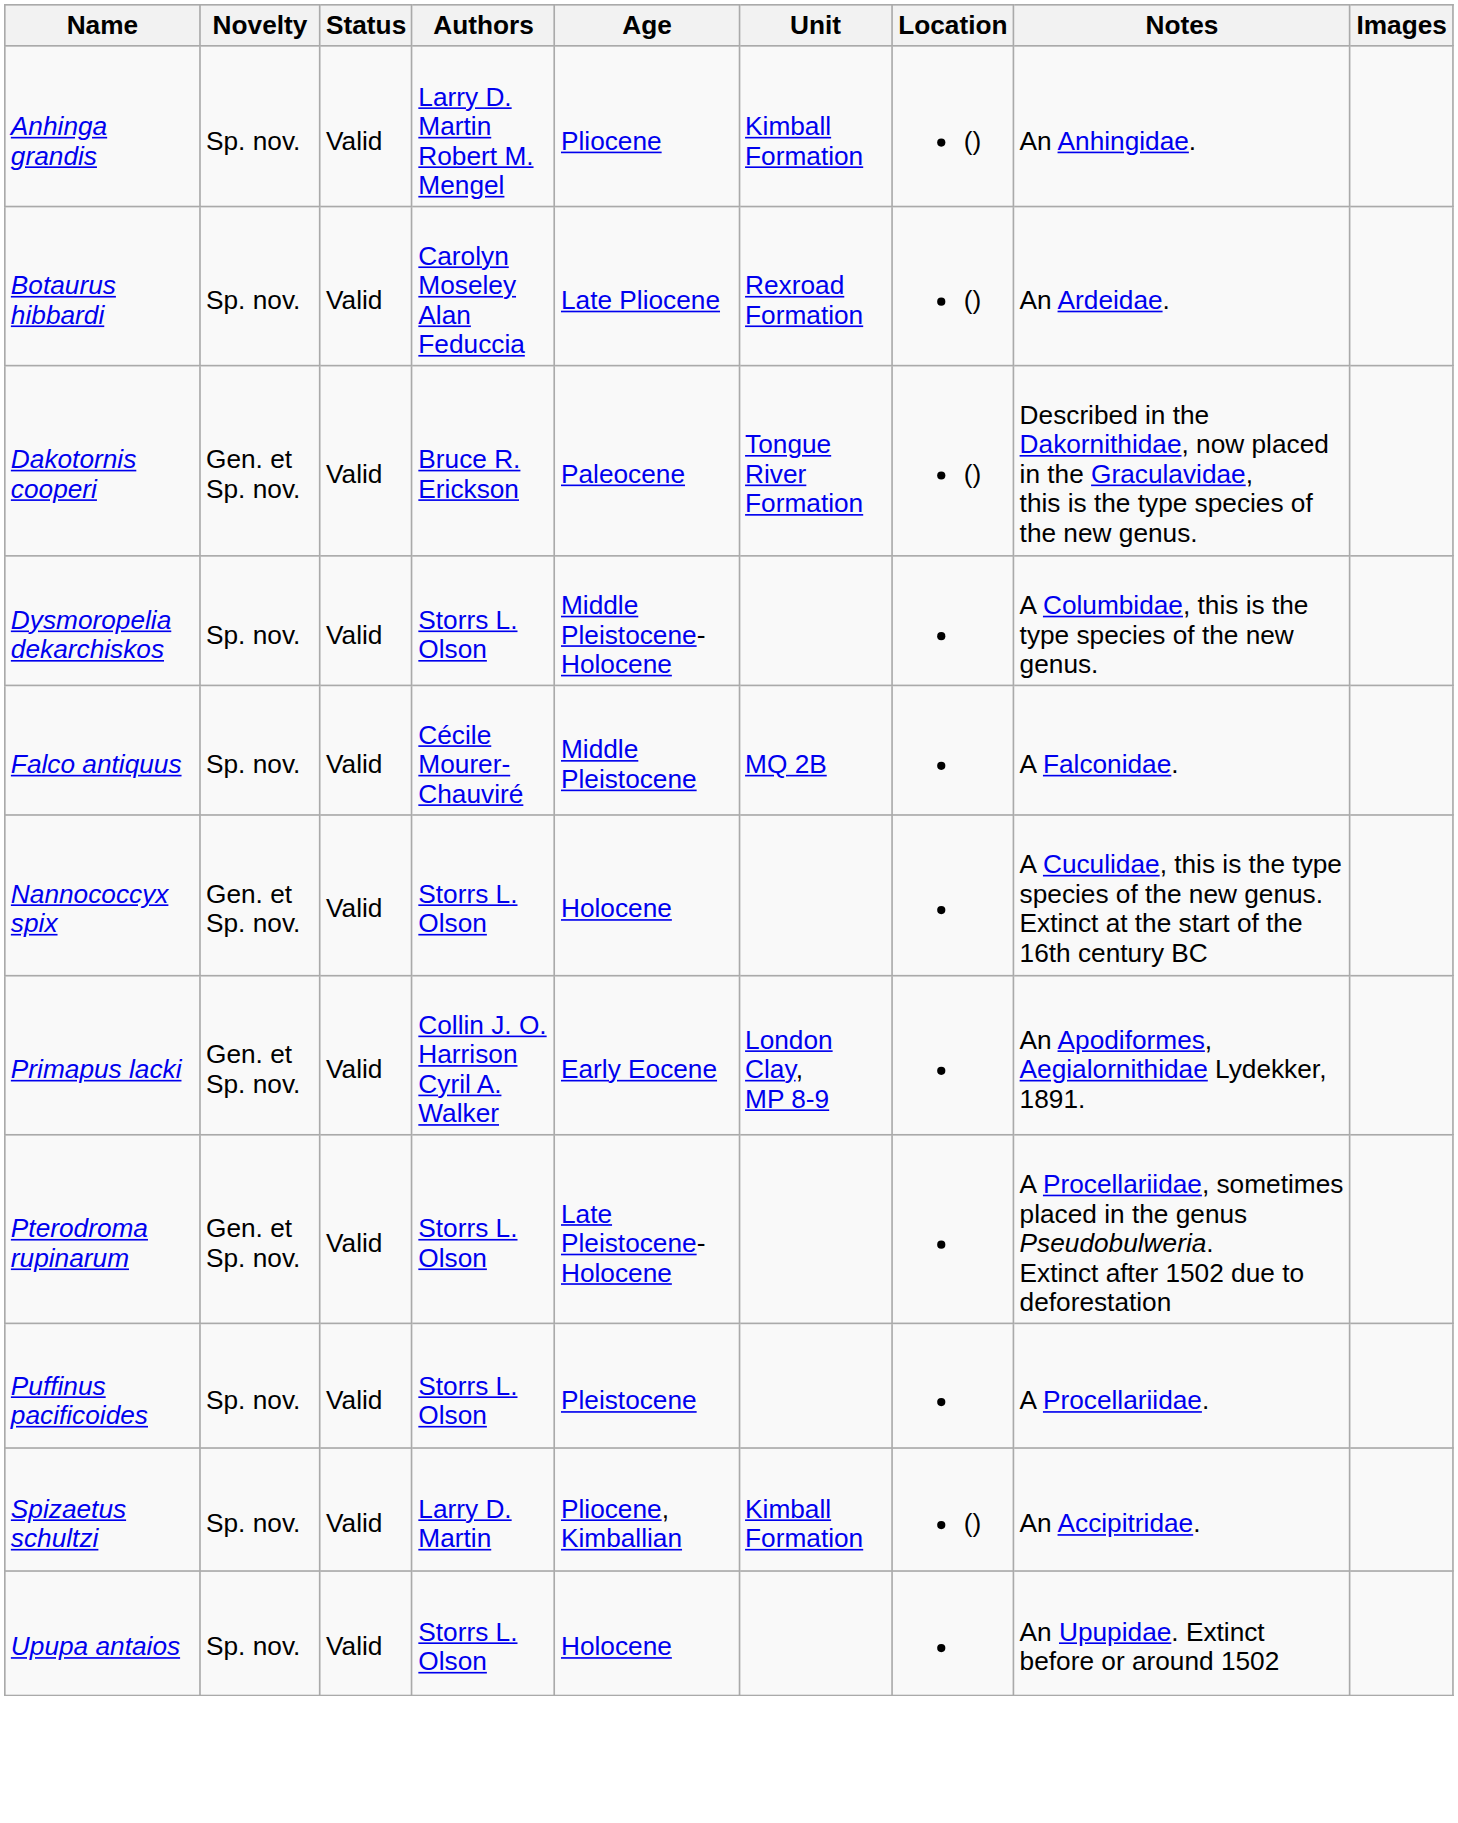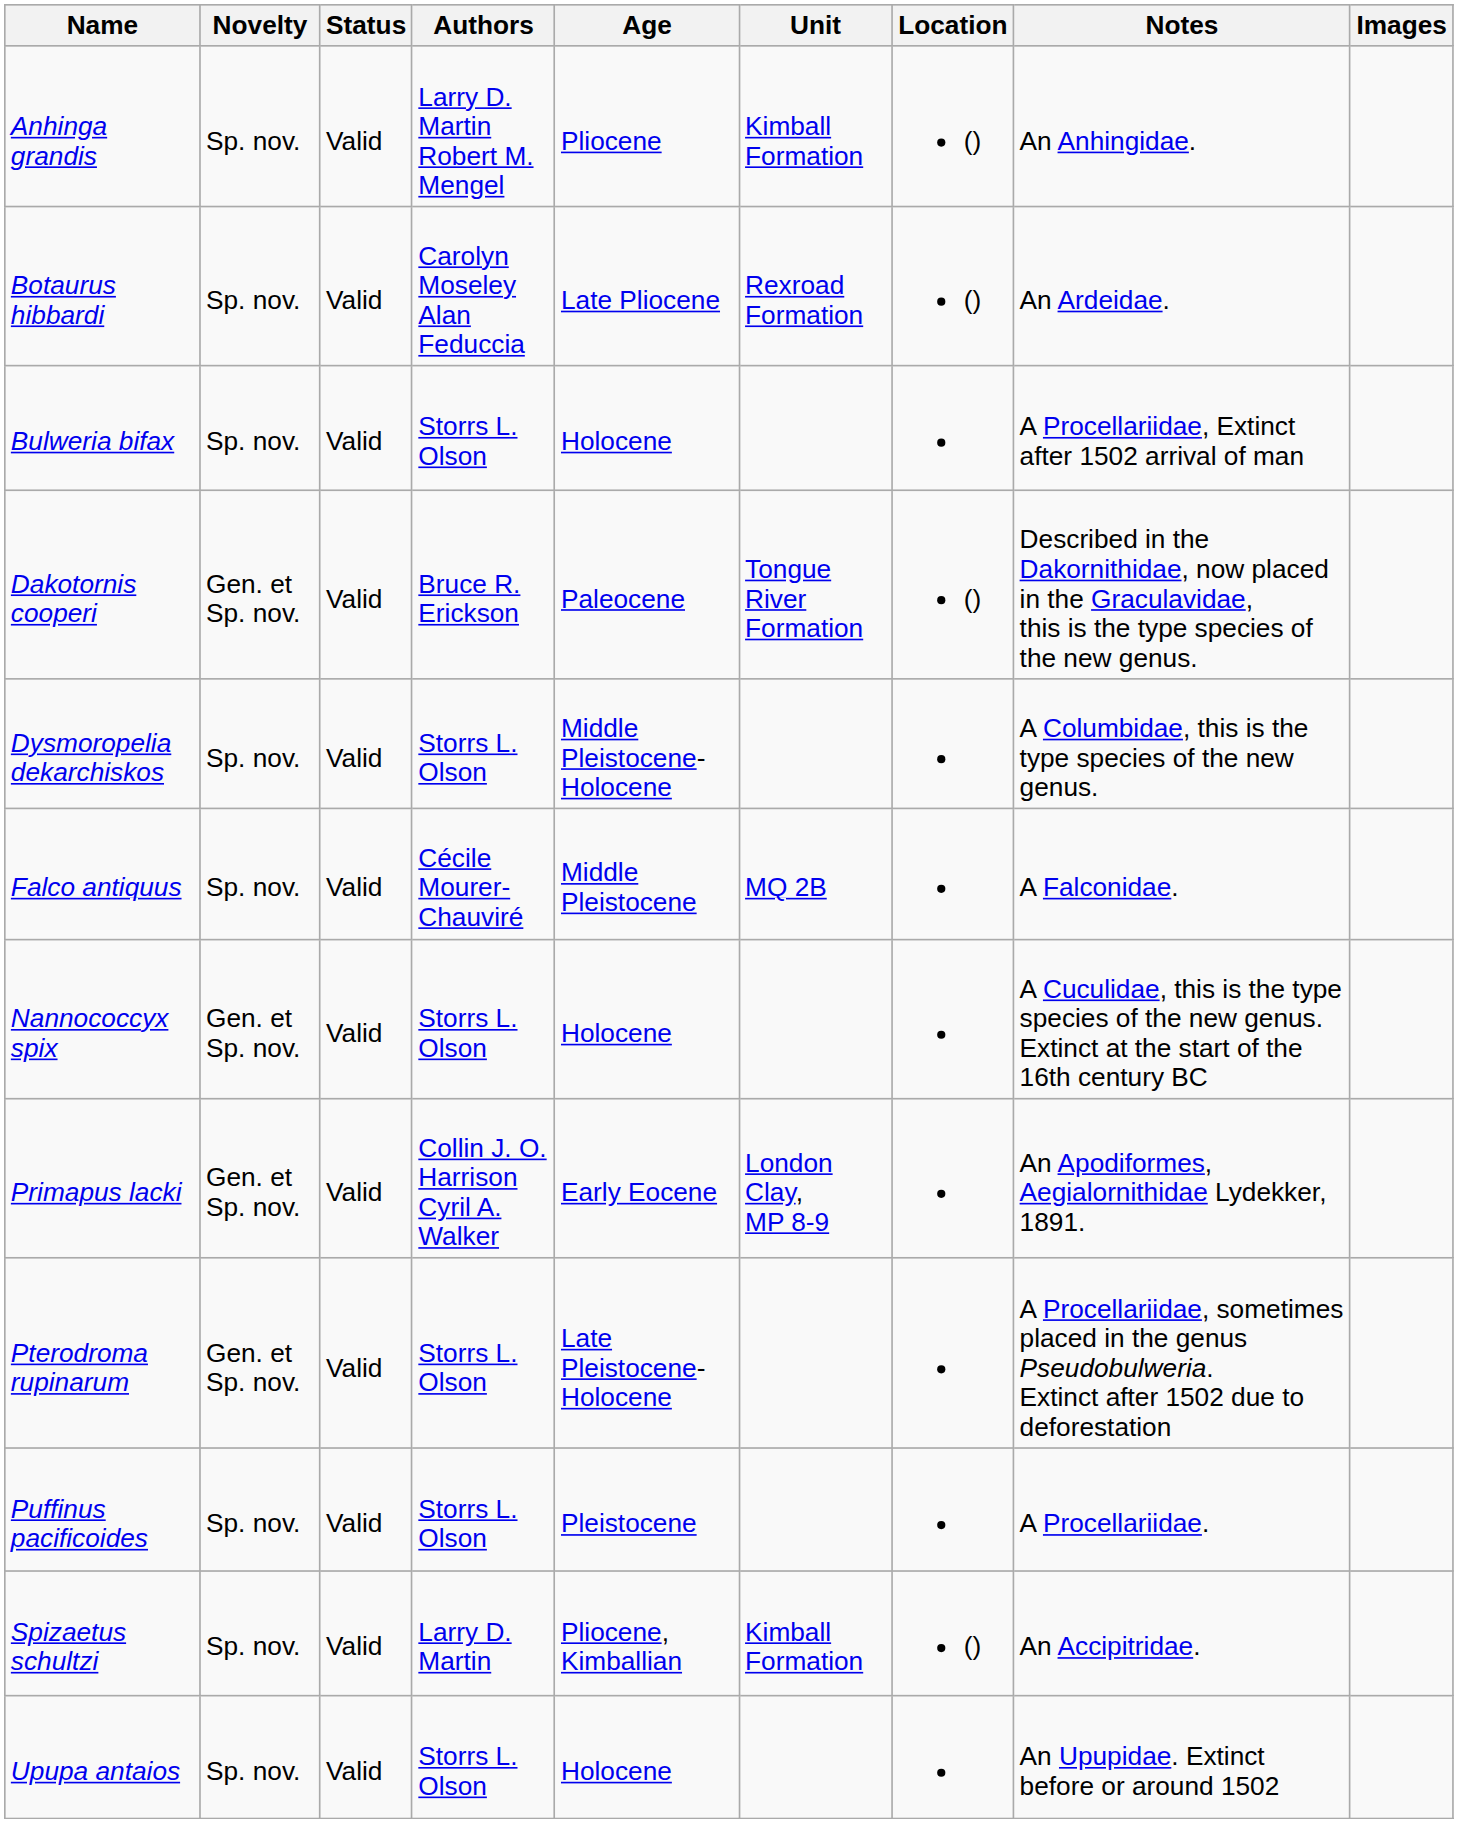+ row: (93, 442)
